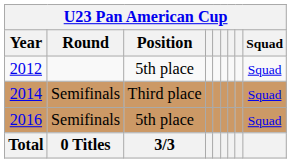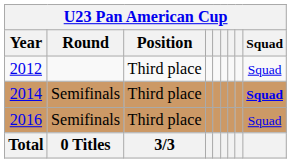(165, 68) 5th place -> (165, 68) Third place
(265, 95) normal -> (265, 94) bold
(165, 119) 5th place -> (165, 119) Third place
